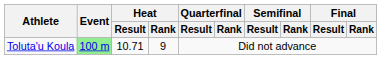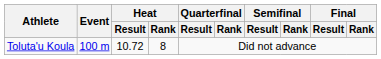(94, 46) lightgreen background -> (94, 46) no background
(130, 46) 10.71 -> (130, 46) 10.72
(163, 46) 9 -> (163, 46) 8
